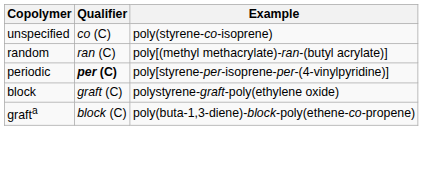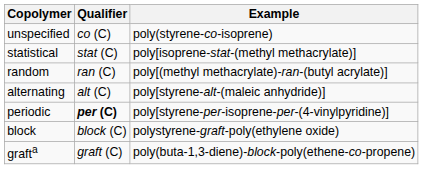+ row: (33, 53)
+ row: (36, 92)
(100, 92) graft (C) -> (102, 131) block (C)
(102, 113) block (C) -> (100, 152) graft (C)
